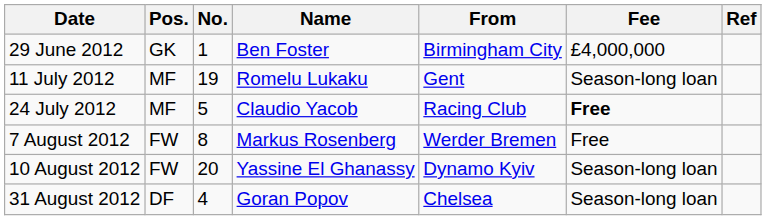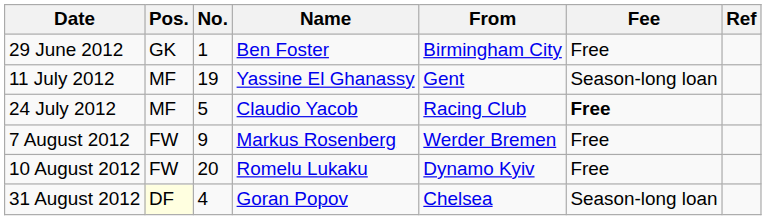(618, 49) £4,000,000 -> (590, 49) Free
(302, 79) Romelu Lukaku -> (326, 79) Yassine El Ghanassy
(203, 139) 8 -> (203, 139) 9
(326, 169) Yassine El Ghanassy -> (302, 169) Romelu Lukaku
(644, 169) Season-long loan -> (590, 169) Free
(161, 199) no background -> (161, 199) lightyellow background
